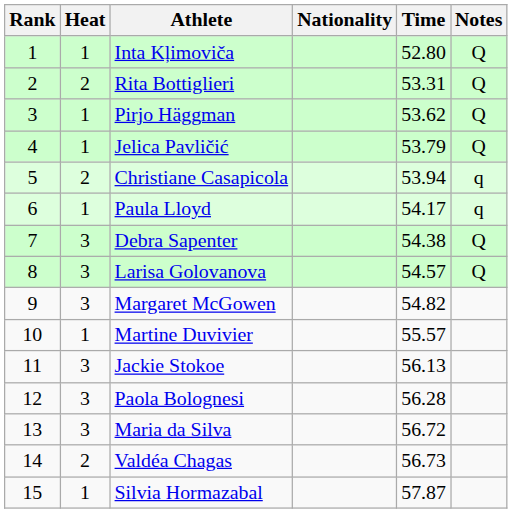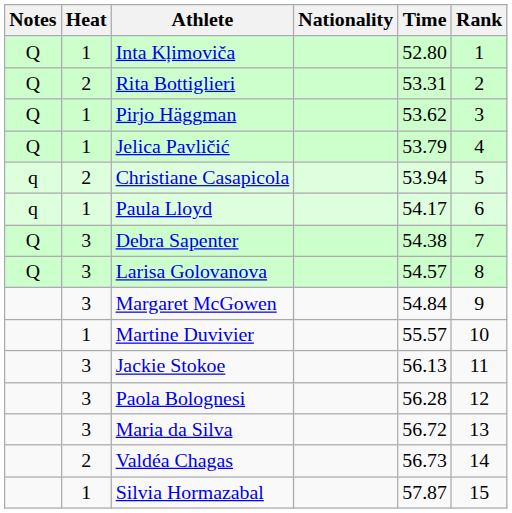columns swapped: (32, 20) <-> (479, 20)
(424, 303) 54.82 -> (425, 303) 54.84
